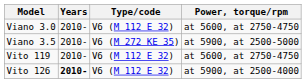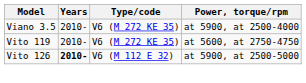- row: (31, 27)
(241, 41) at 5900, at 2500-5000 -> (241, 27) at 5900, at 2500-4000
(133, 56) V6 (M 112 E 32) -> (136, 41) V6 (M 272 KE 35)
(241, 71) at 5900, at 2500-4000 -> (241, 56) at 5900, at 2500-5000
